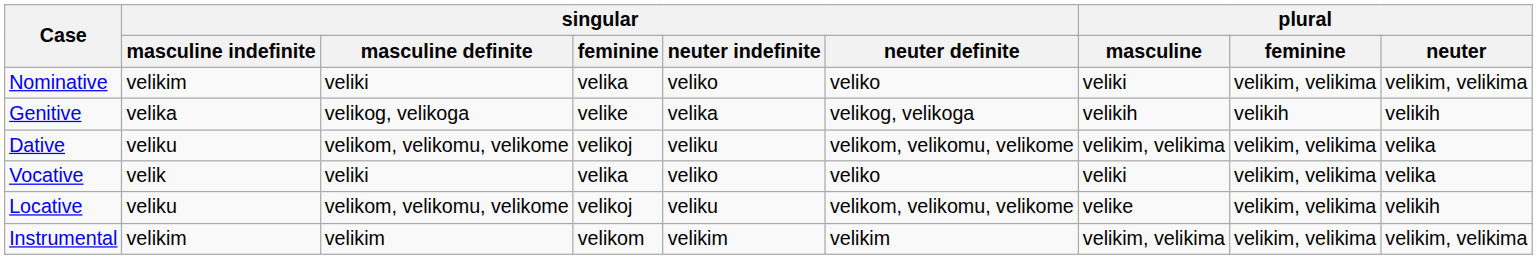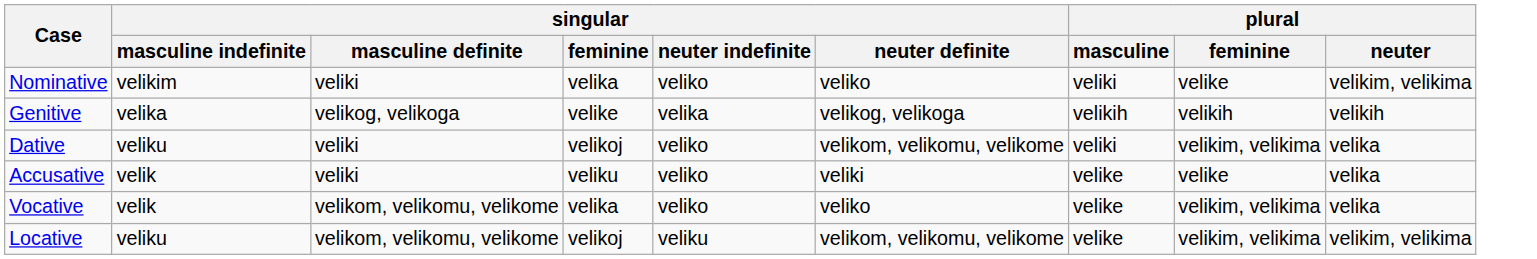(1305, 82) velikim, velikima -> (1203, 82) velike
(447, 144) velikom, velikomu, velikome -> (337, 144) veliki
(693, 144) veliku -> (683, 144) veliko
(1154, 144) velikim, velikima -> (1095, 144) veliki
+ row: (57, 176)
(347, 176) veliki -> (437, 207) velikom, velikomu, velikome
(1105, 176) veliki -> (1098, 207) velike
(1413, 207) velikih -> (1401, 238) velikim, velikima
- row: (63, 238)
